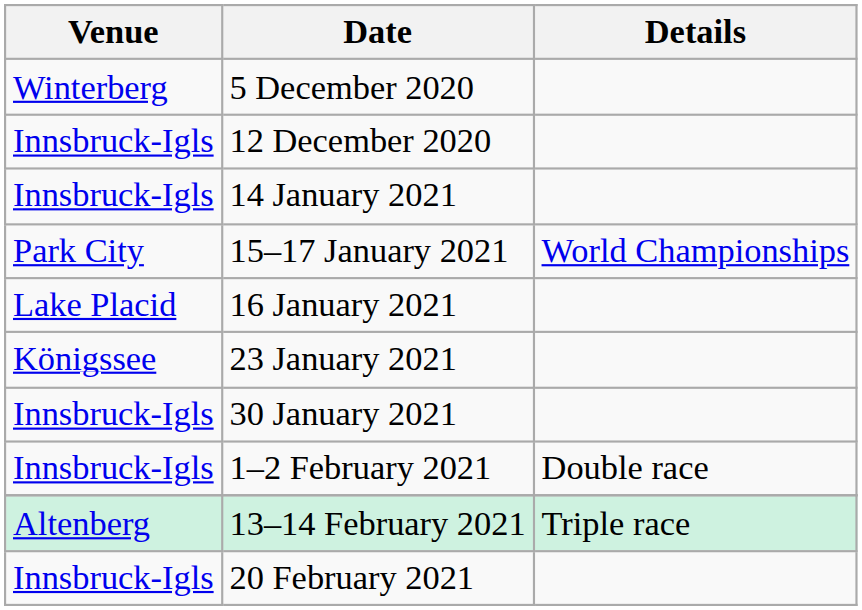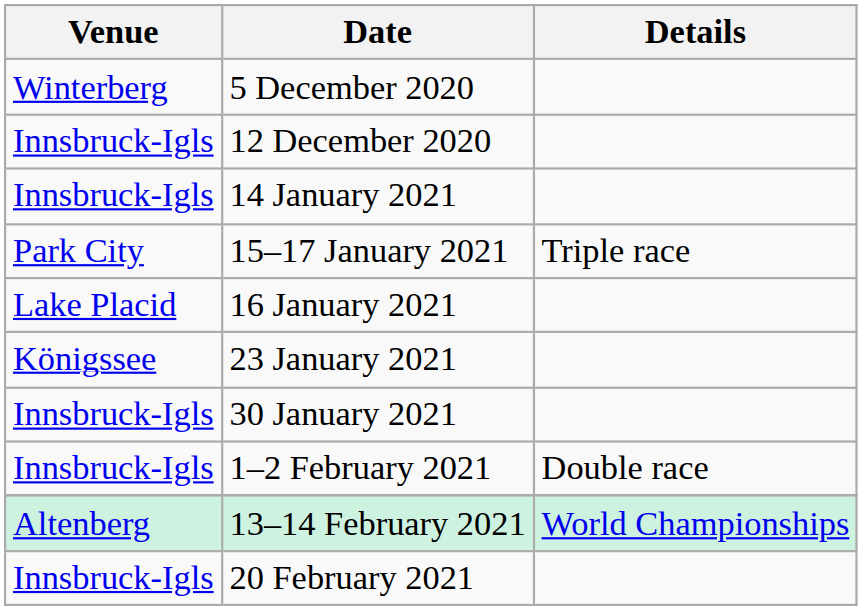(695, 250) World Championships -> (616, 250) Triple race
(616, 522) Triple race -> (695, 522) World Championships
